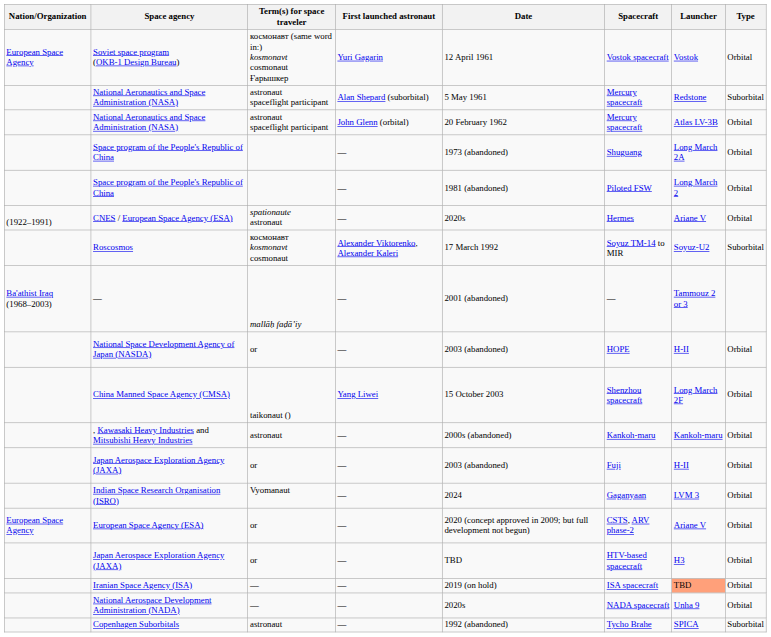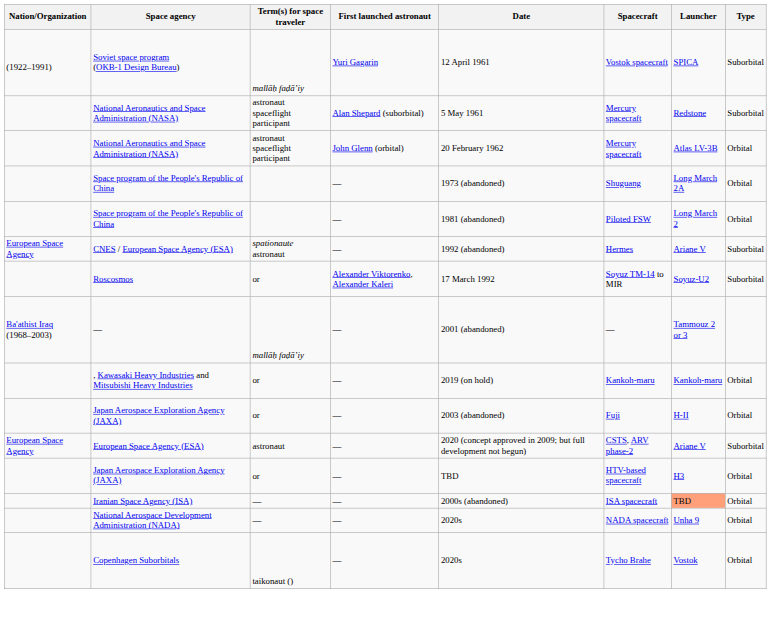(35, 57) European Space Agency -> (29, 68) (1922–1991)
(291, 57) космонавт (same word in:) kosmonavt cosmonaut Ғарышкер -> (278, 88) mallāḥ faḍāʼiy
(686, 57) Vostok -> (686, 62) SPICA
(740, 57) Orbital -> (746, 62) Suborbital
(29, 223) (1922–1991) -> (35, 249) European Space Agency
(455, 218) 2020s -> (473, 249) 1992 (abandoned)
(740, 218) Orbital -> (746, 249) Suborbital
(270, 248) космонавт kosmonavt cosmonaut -> (256, 279) or
- row: (164, 349)
- row: (162, 395)
(266, 435) astronaut -> (256, 381) or
(478, 435) 2000s (abandoned) -> (467, 381) 2019 (on hold)
- row: (157, 496)
(254, 526) or -> (269, 446) astronaut
(740, 526) Orbital -> (746, 446) Suborbital
(471, 586) 2019 (on hold) -> (474, 501) 2000s (abandoned)
(266, 625) astronaut -> (273, 582) taikonaut ()
(476, 625) 1992 (abandoned) -> (451, 561) 2020s
(686, 625) SPICA -> (686, 561) Vostok
(746, 625) Suborbital -> (740, 561) Orbital
